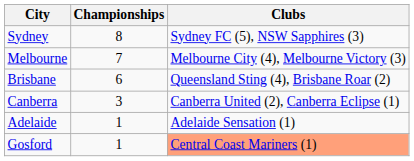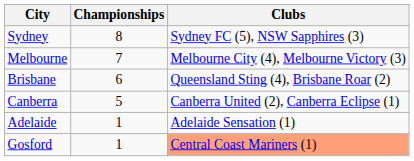(119, 101) 3 -> (119, 101) 5
